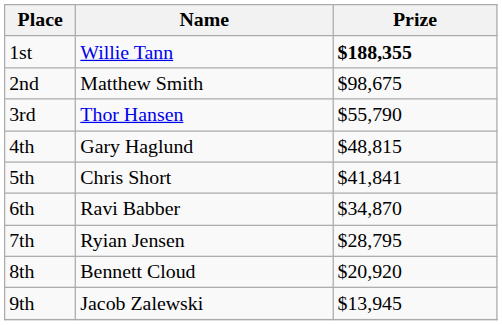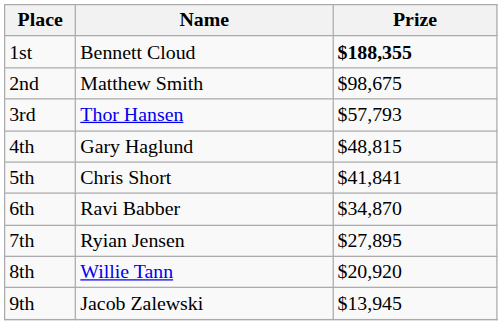(127, 51) Willie Tann -> (138, 51) Bennett Cloud
(370, 114) $55,790 -> (370, 114) $57,793
(370, 240) $28,795 -> (370, 240) $27,895
(138, 271) Bennett Cloud -> (127, 271) Willie Tann
